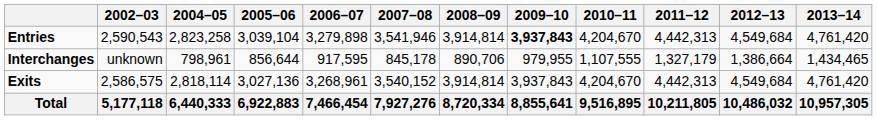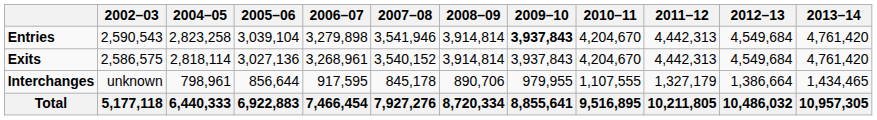rows swapped: (24, 81) <-> (51, 59)
